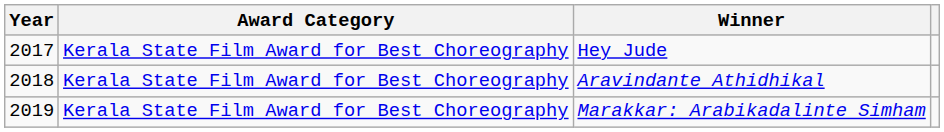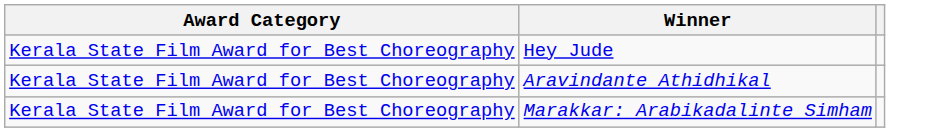- column: (32, 20)
